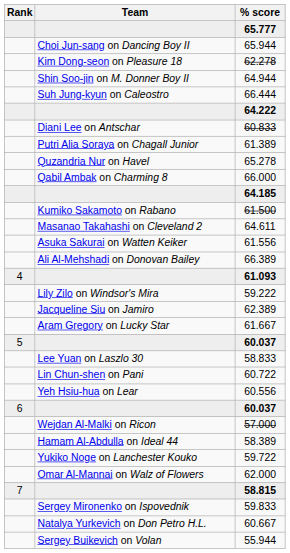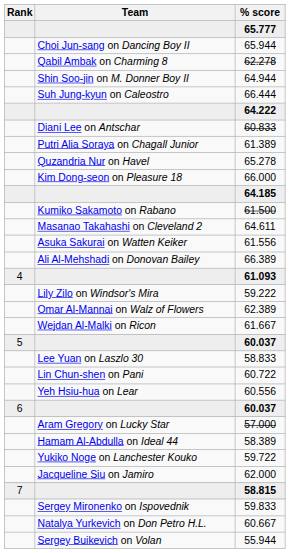(110, 62) Kim Dong-seon on Pleasure 18 -> (103, 62) Qabil Ambak on Charming 8
(103, 177) Qabil Ambak on Charming 8 -> (110, 177) Kim Dong-seon on Pleasure 18
(96, 309) Jacqueline Siu on Jamiro -> (121, 309) Omar Al-Mannai on Walz of Flowers
(103, 326) Aram Gregory on Lucky Star -> (97, 326) Wejdan Al-Malki on Ricon
(97, 425) Wejdan Al-Malki on Ricon -> (103, 425) Aram Gregory on Lucky Star
(121, 474) Omar Al-Mannai on Walz of Flowers -> (96, 474) Jacqueline Siu on Jamiro
